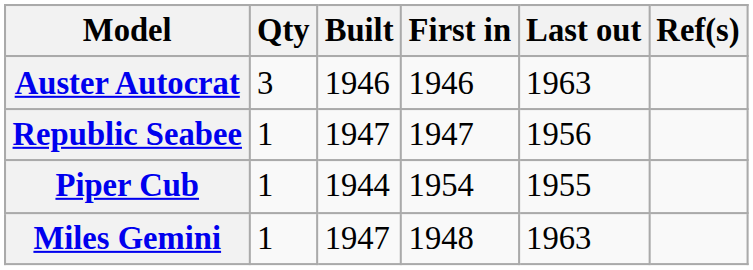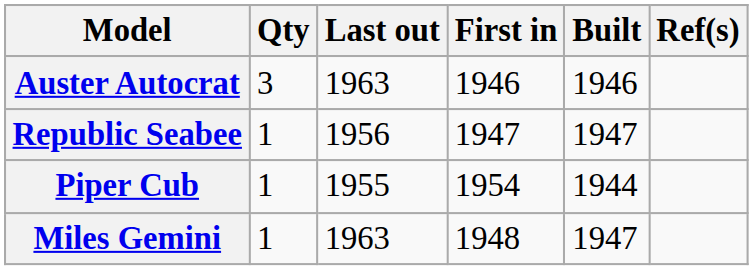columns swapped: (359, 30) <-> (584, 30)
